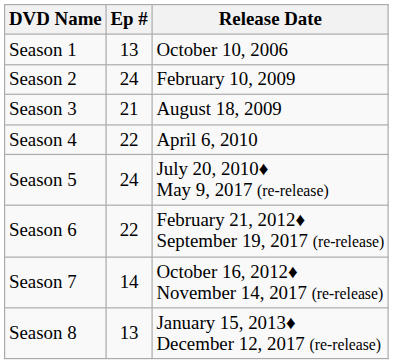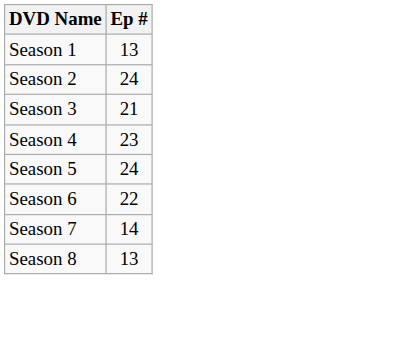- column: (270, 19)
(129, 139) 22 -> (129, 139) 23
